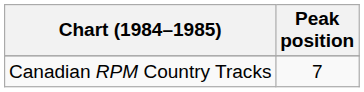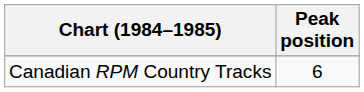(317, 71) 7 -> (317, 71) 6
